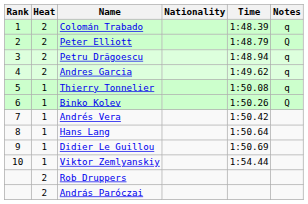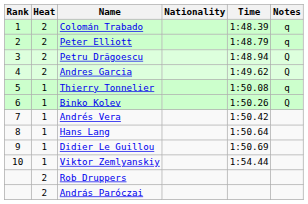(287, 42) Q -> (287, 42) q
(287, 57) q -> (287, 57) Q
(287, 72) q -> (287, 72) Q
